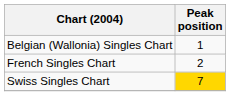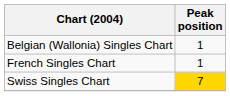(200, 63) 2 -> (200, 63) 1
